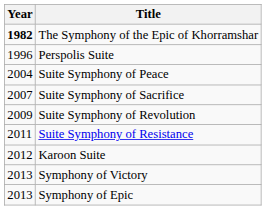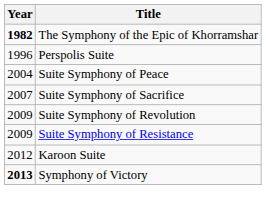(20, 134) 2011 -> (20, 134) 2009
(20, 174) normal -> (20, 174) bold
- row: (86, 194)
